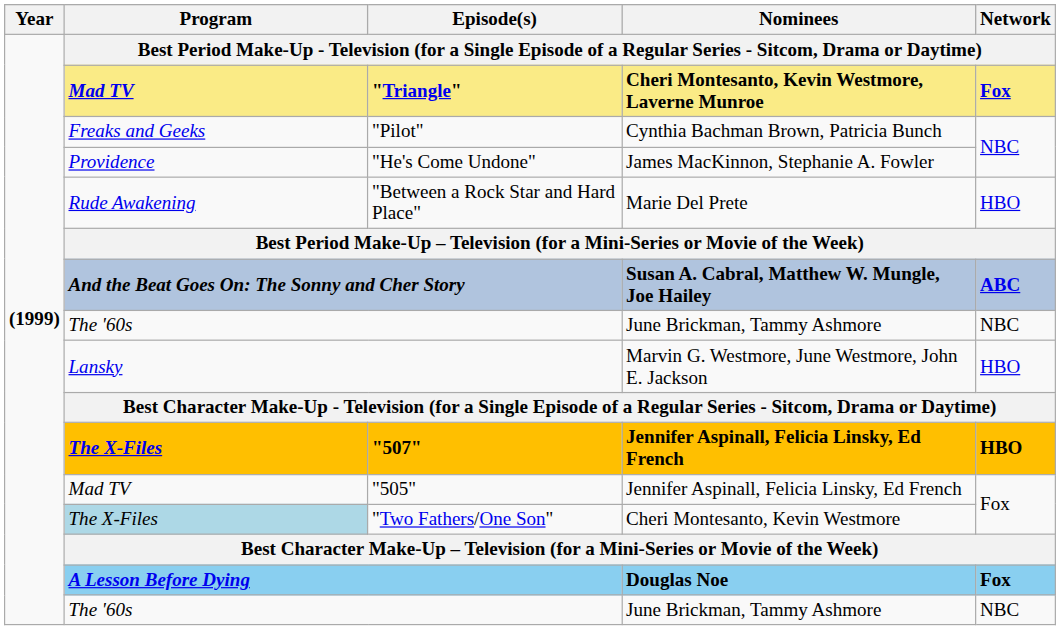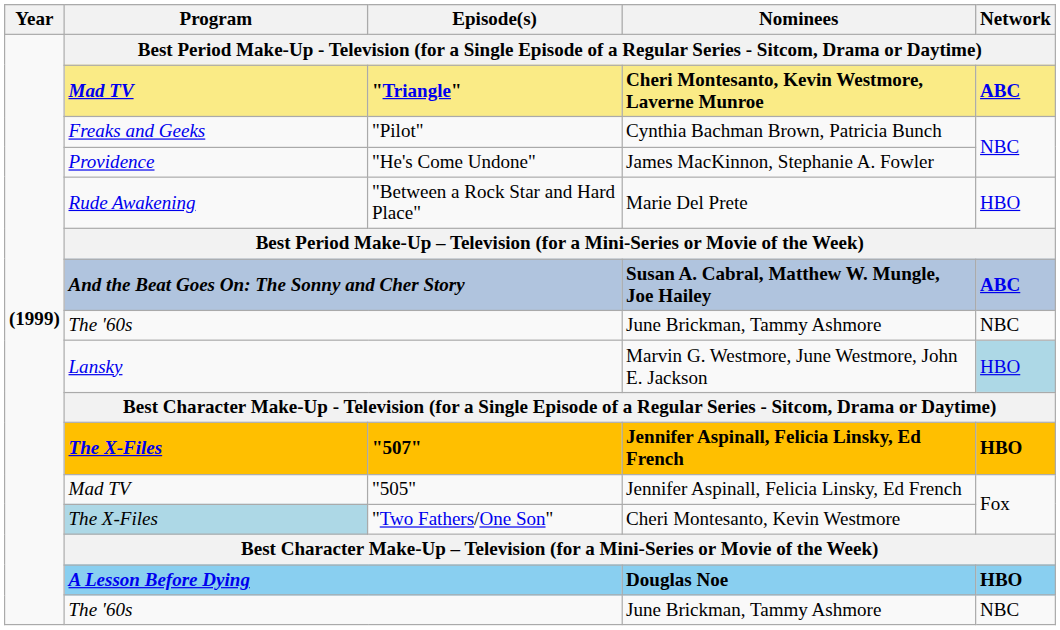(995, 90) Fox -> (1000, 90) ABC
(1000, 366) no background -> (1000, 366) lightblue background
(995, 579) Fox -> (1001, 579) HBO
